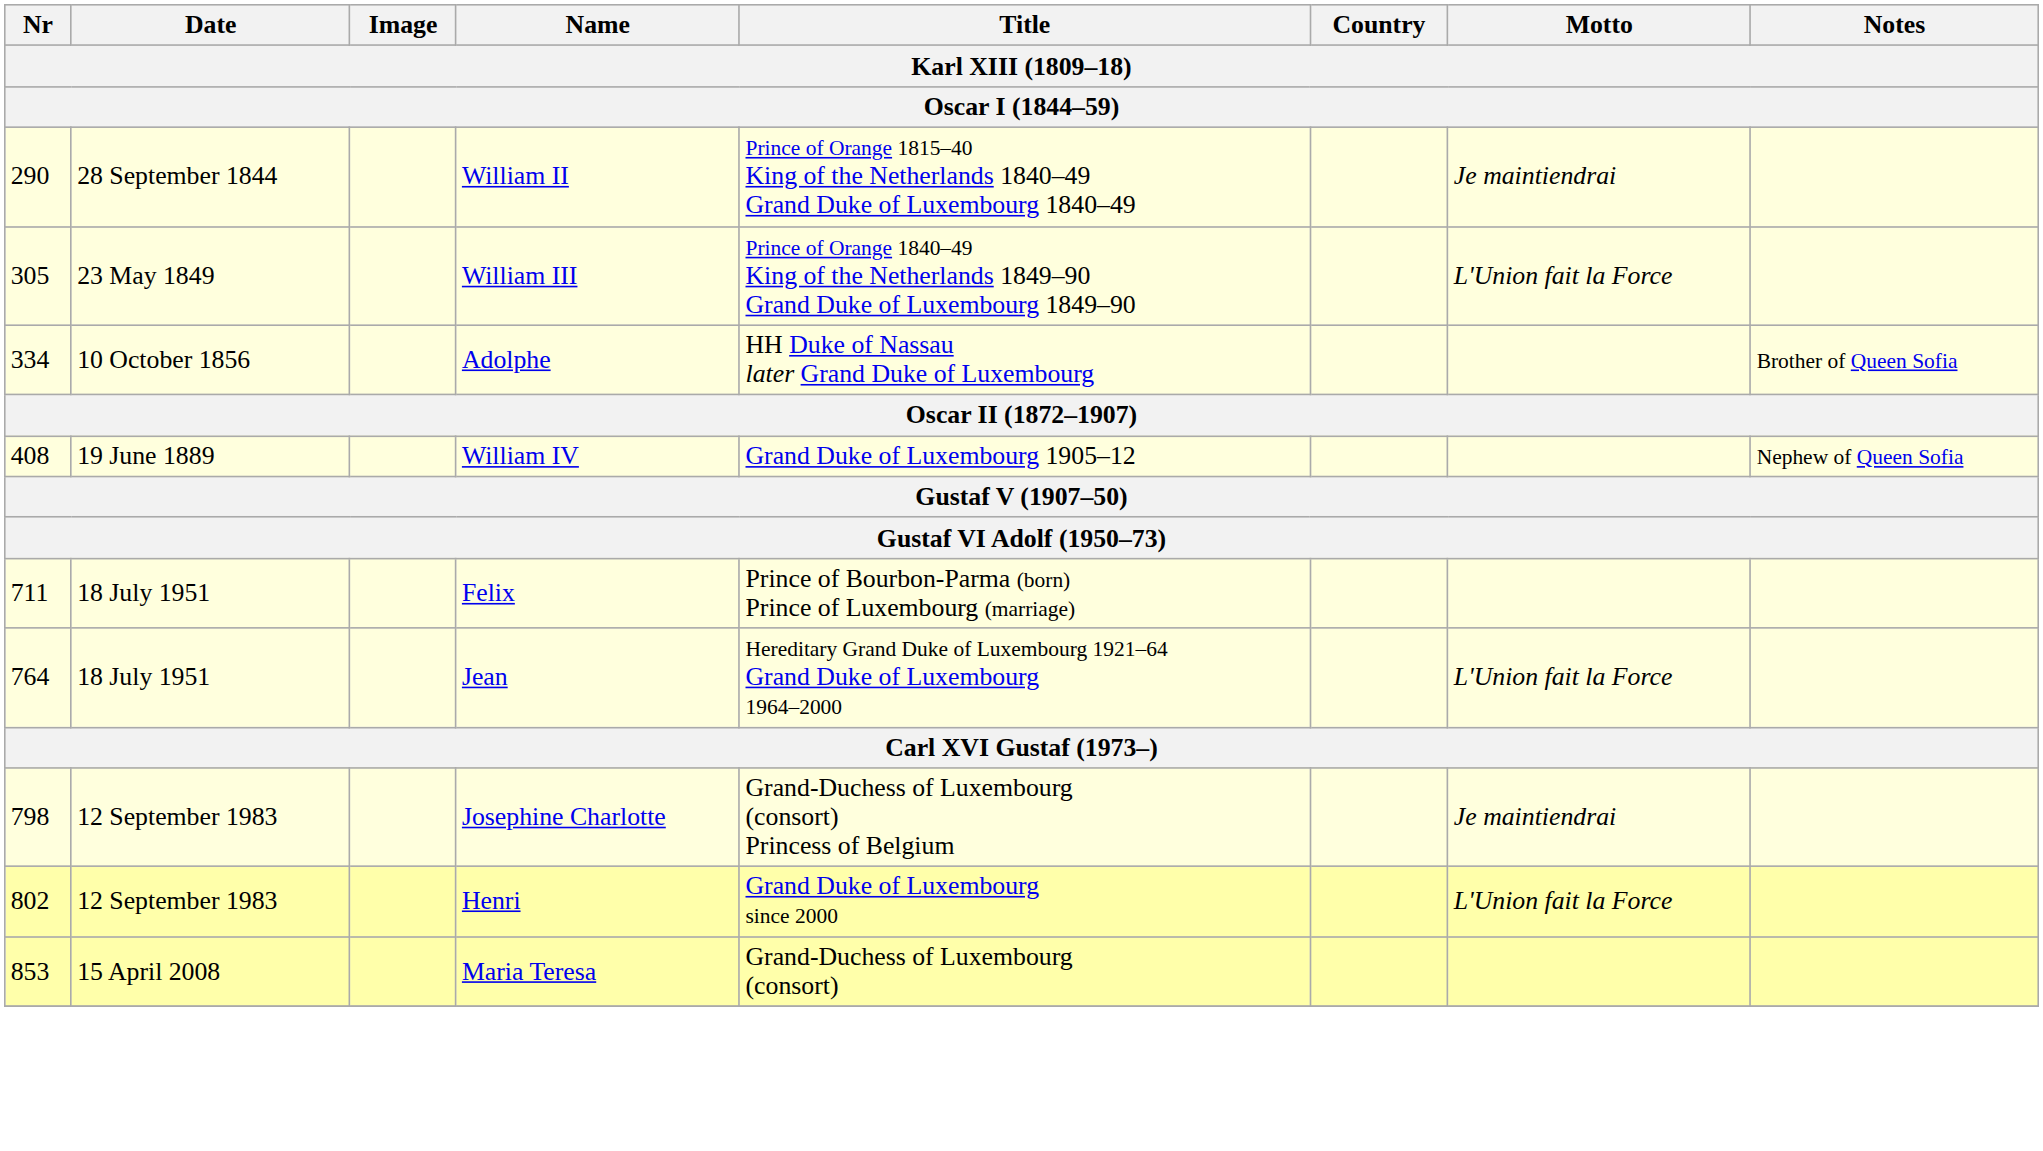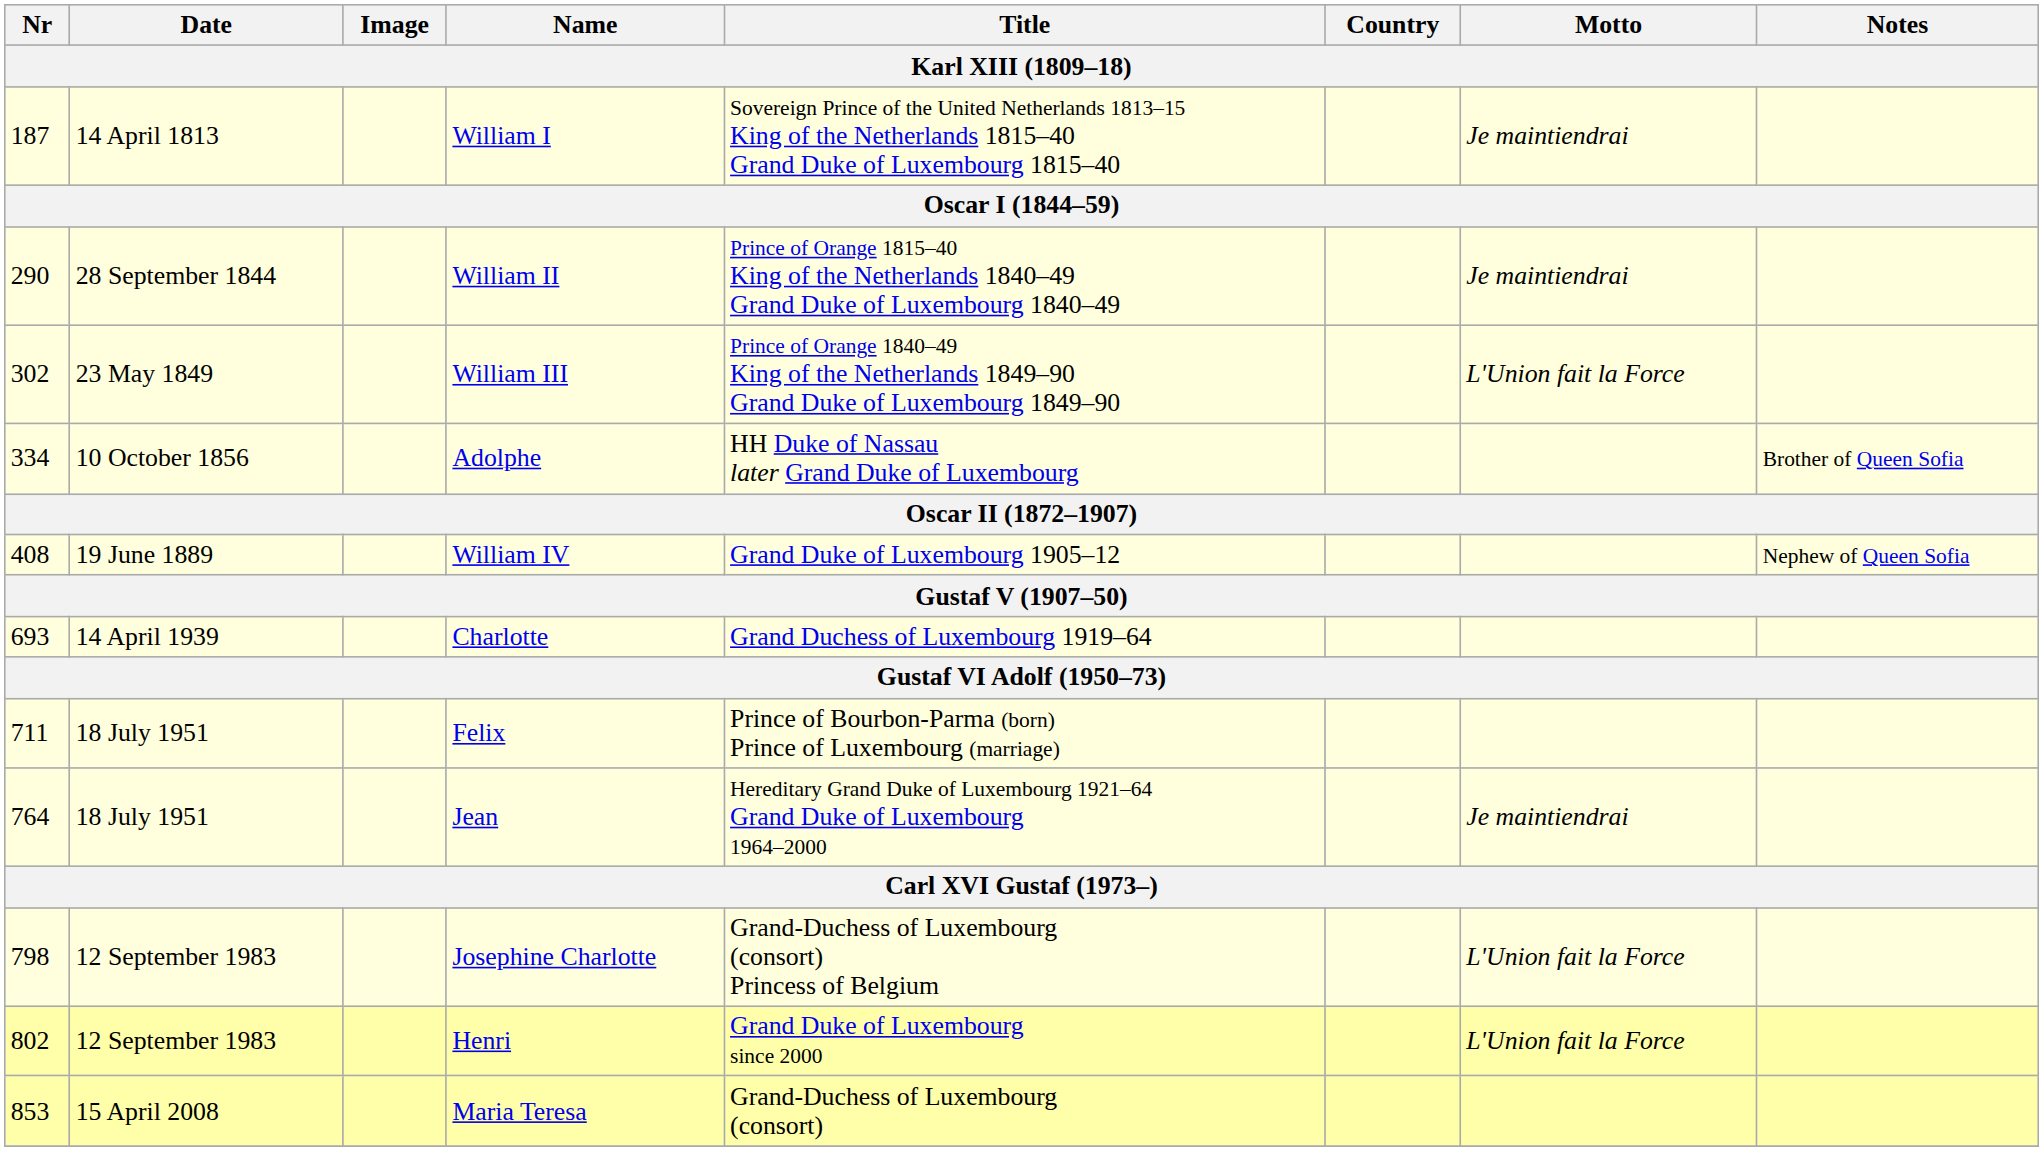+ row: (502, 135)
(30, 275) 305 -> (30, 374) 302
+ row: (500, 636)
(1563, 677) L'Union fait la Force -> (1547, 816) Je maintiendrai
(1535, 816) Je maintiendrai -> (1575, 956) L'Union fait la Force
